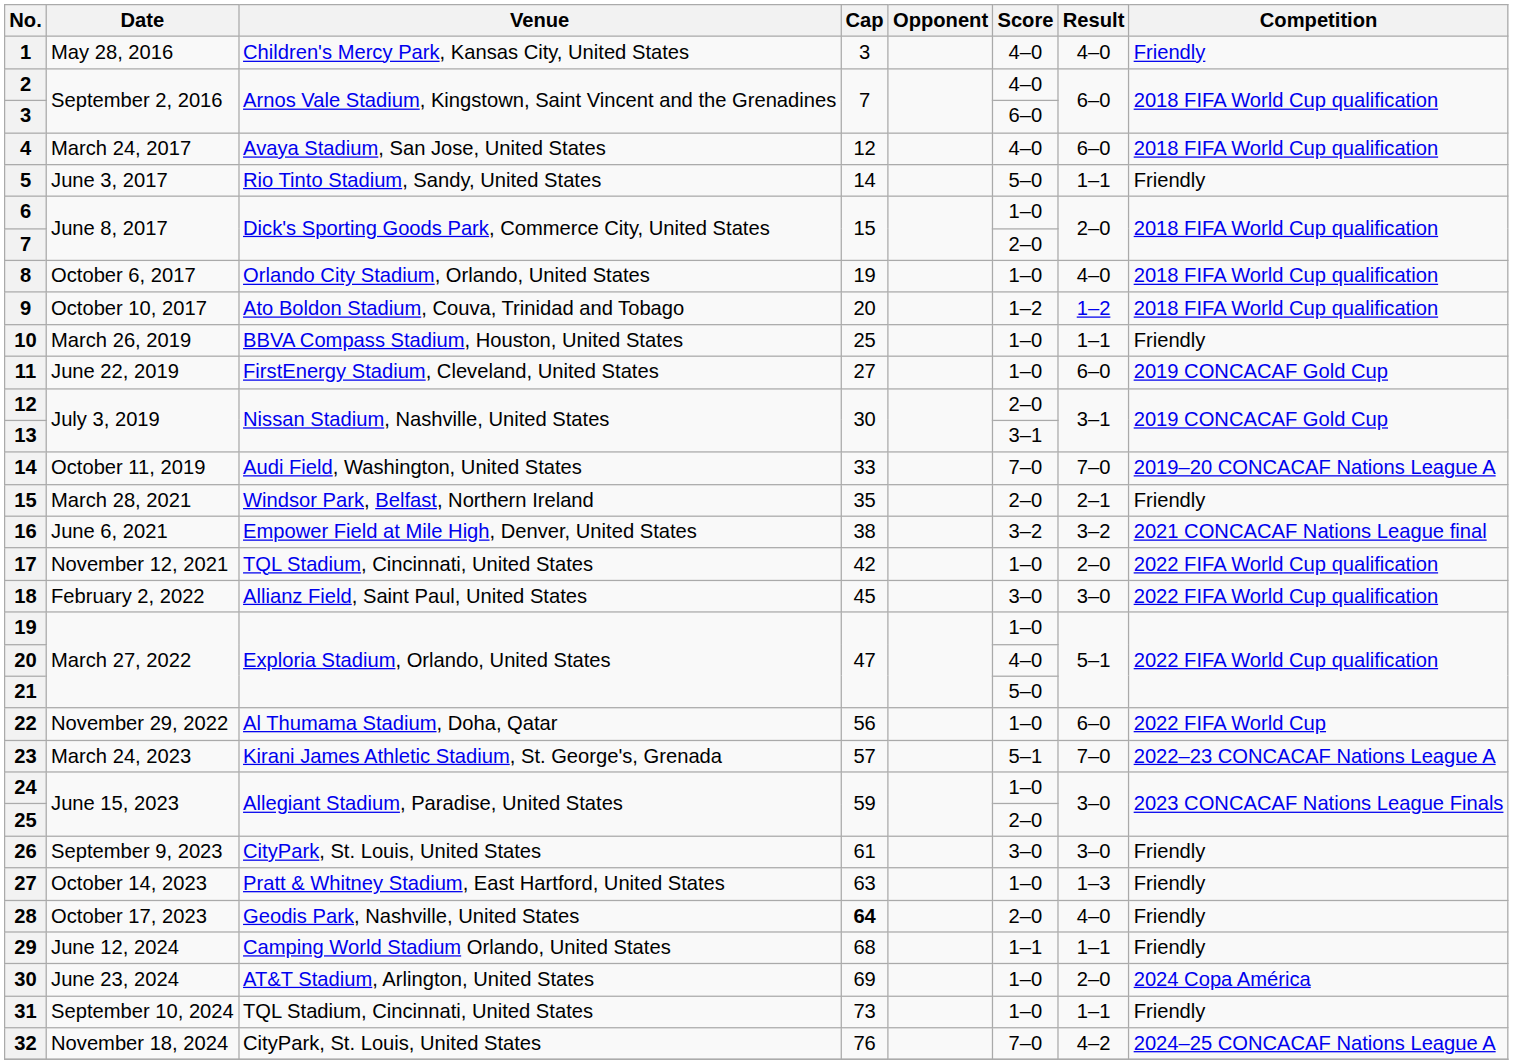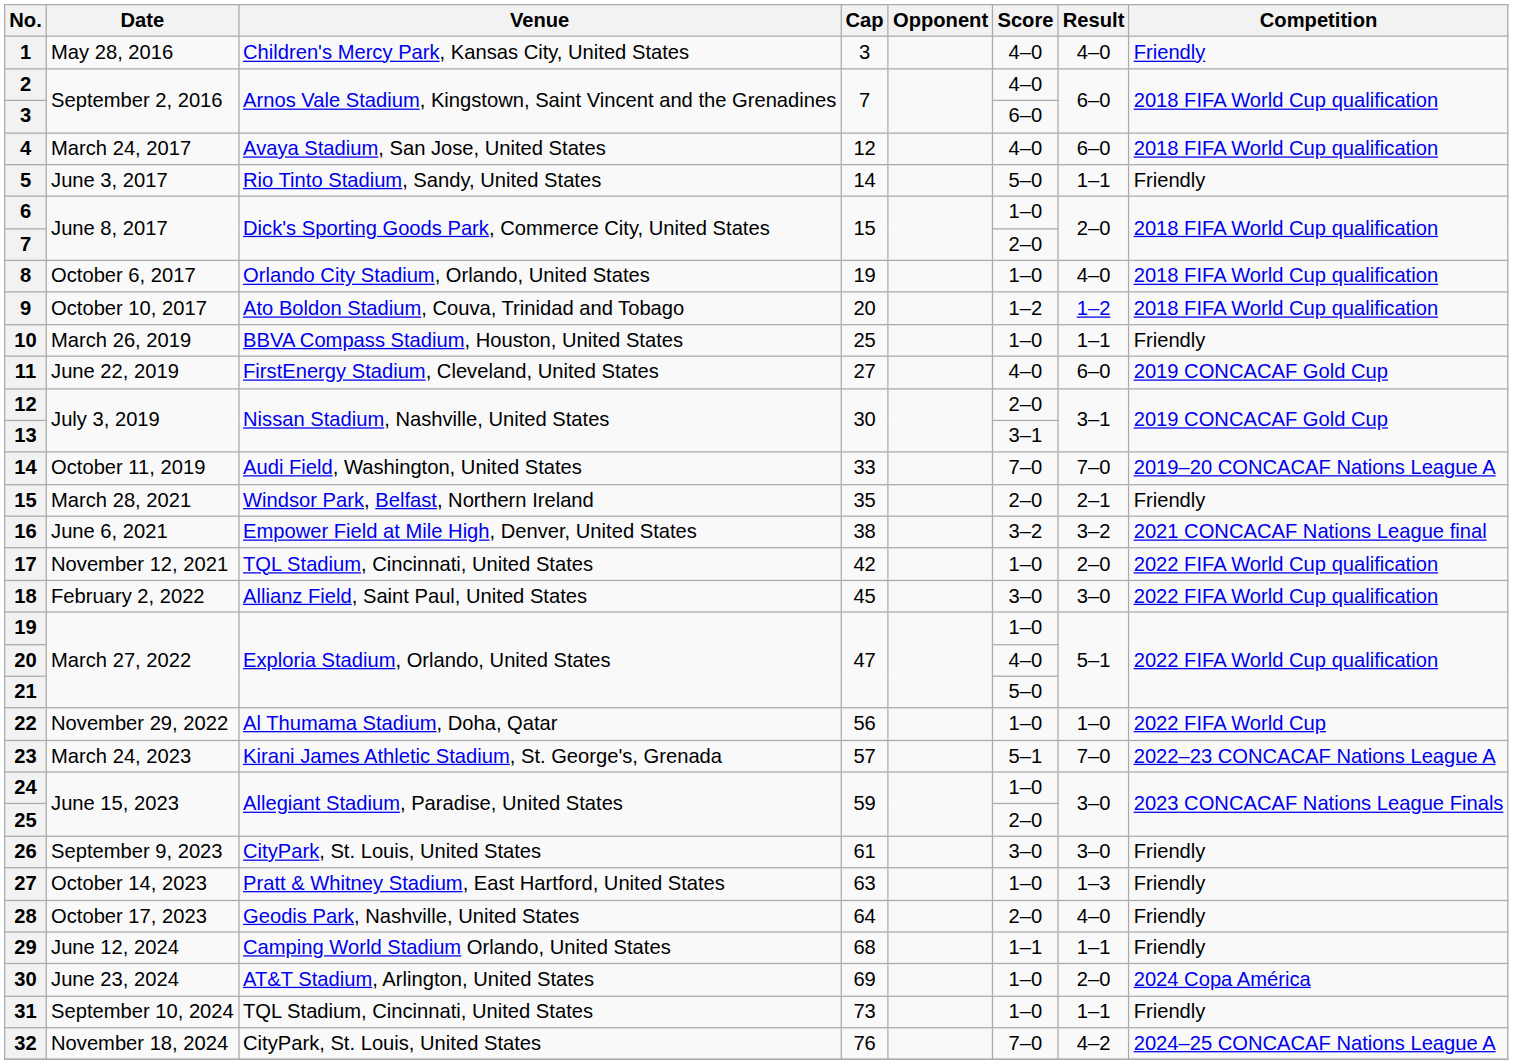(1025, 372) 1–0 -> (1025, 372) 4–0
(1094, 723) 6–0 -> (1094, 723) 1–0
(865, 915) bold -> (865, 915) normal
